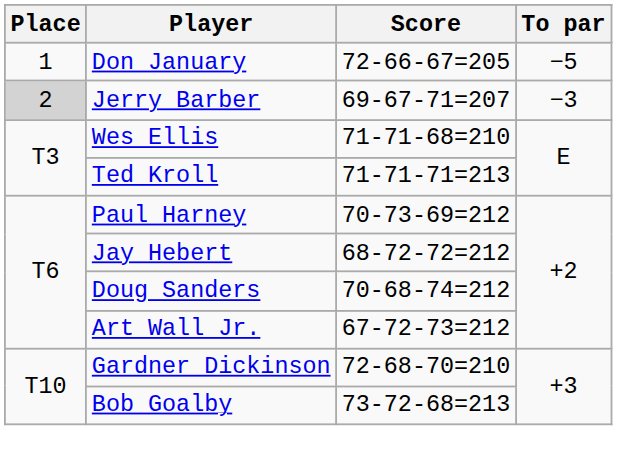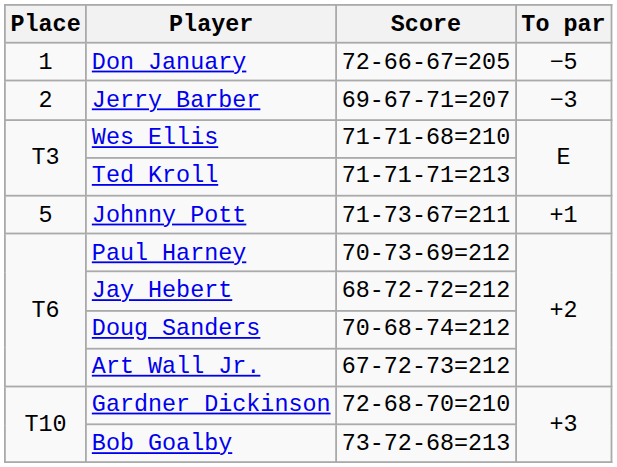(46, 100) lightgrey background -> (46, 100) no background
+ row: (169, 215)
